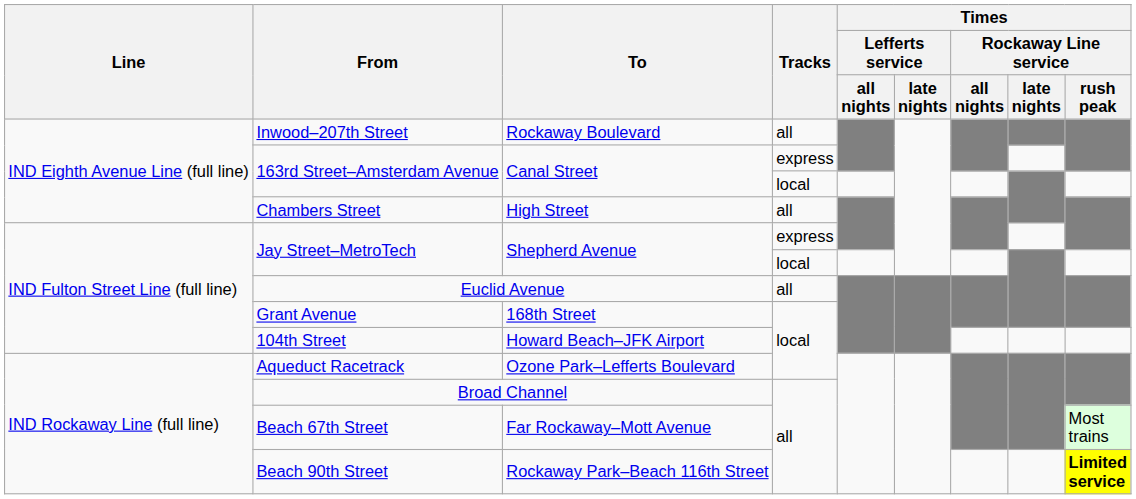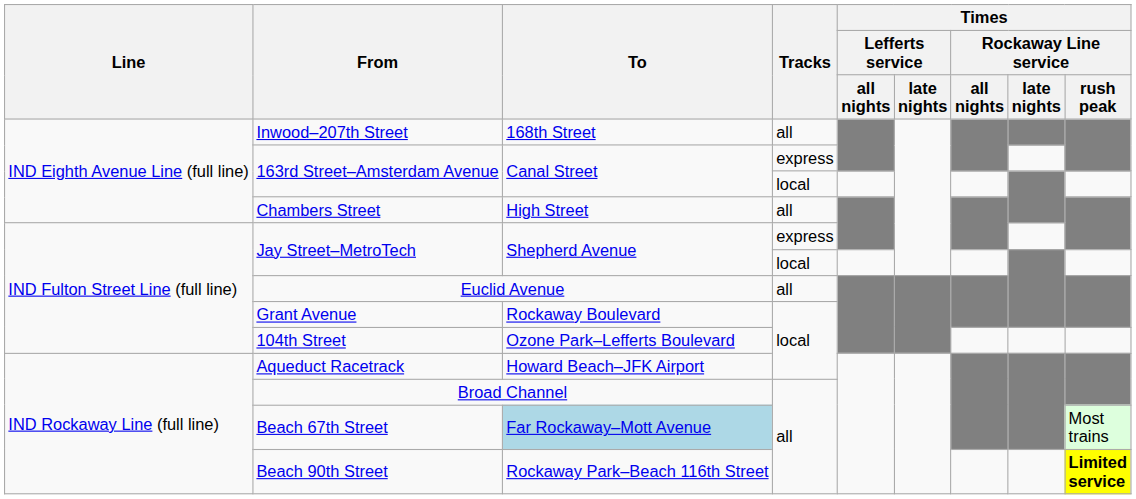(583, 132) Rockaway Boulevard -> (551, 132) 168th Street
(551, 314) 168th Street -> (583, 314) Rockaway Boulevard
(605, 340) Howard Beach–JFK Airport -> (621, 340) Ozone Park–Lefferts Boulevard
(621, 366) Ozone Park–Lefferts Boulevard -> (605, 366) Howard Beach–JFK Airport
(609, 427) no background -> (609, 427) lightblue background
